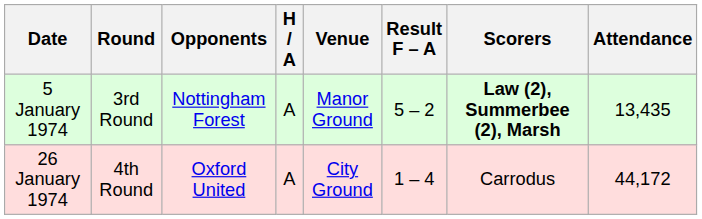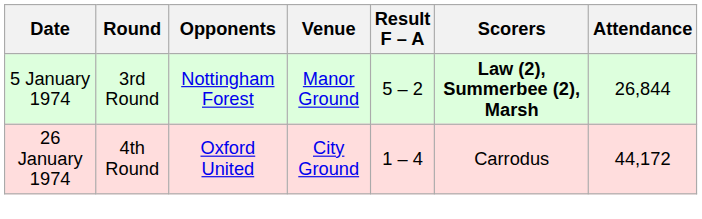- column: (289, 39)
(643, 109) 13,435 -> (643, 88) 26,844
